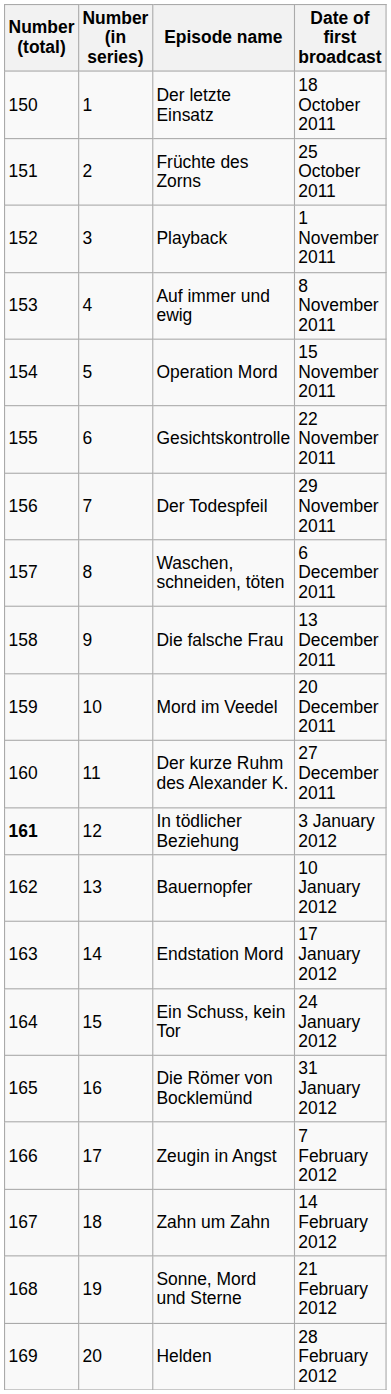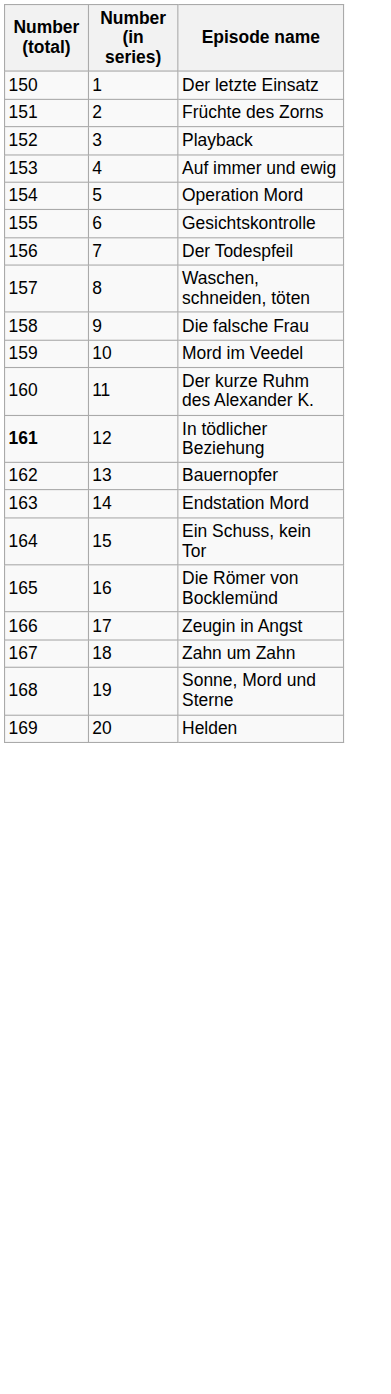- column: (340, 37)
